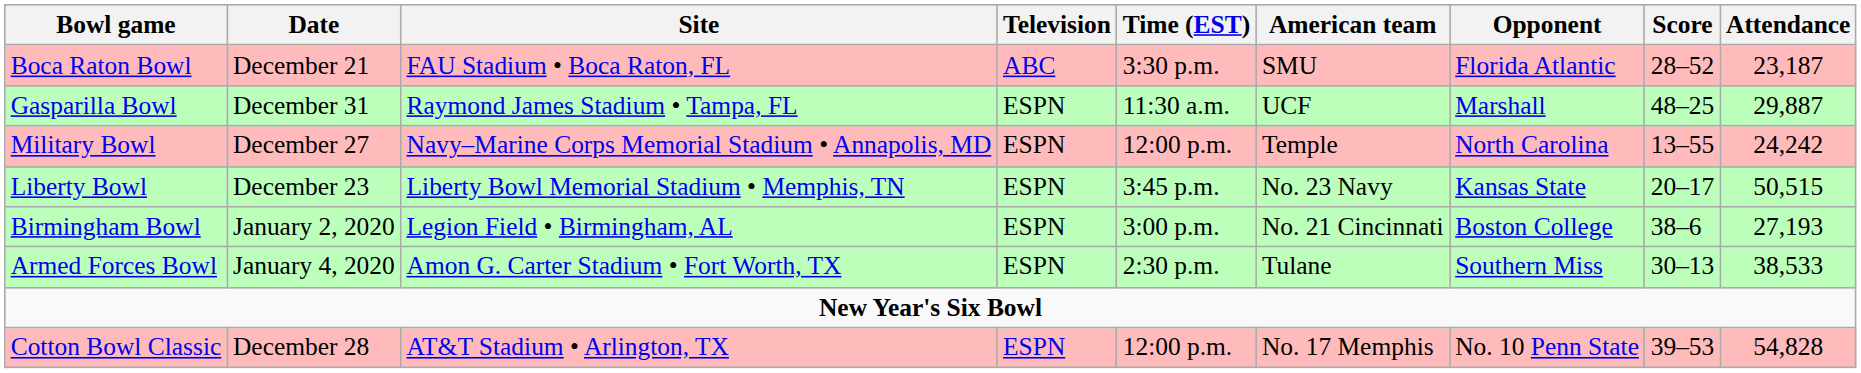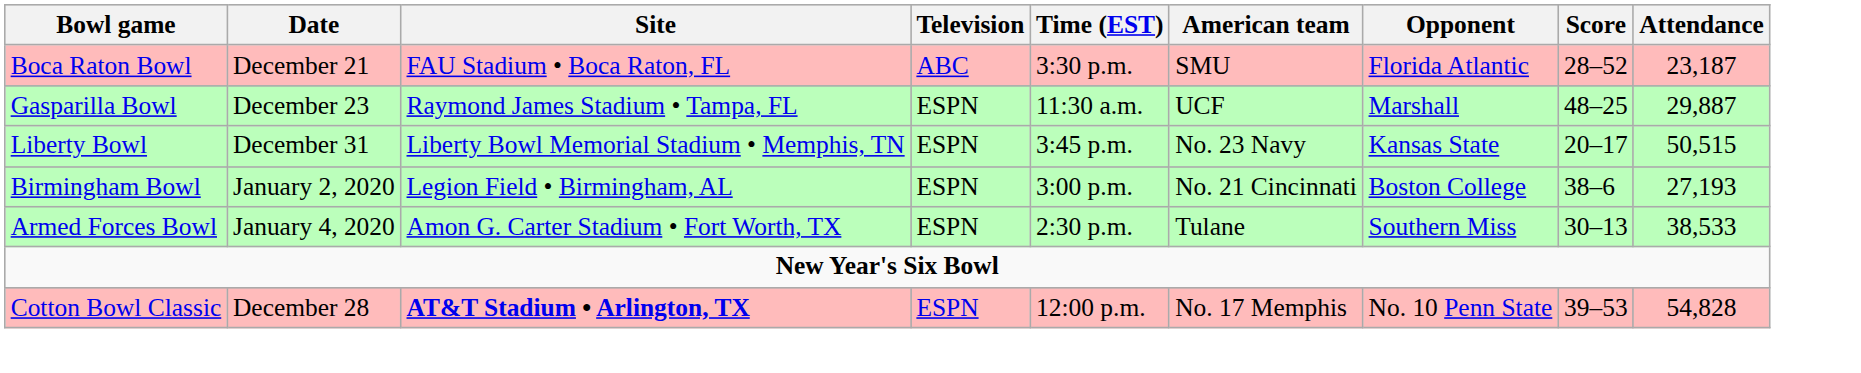(301, 105) December 31 -> (301, 105) December 23
- row: (83, 145)
(301, 186) December 23 -> (301, 145) December 31
(568, 347) normal -> (578, 307) bold
